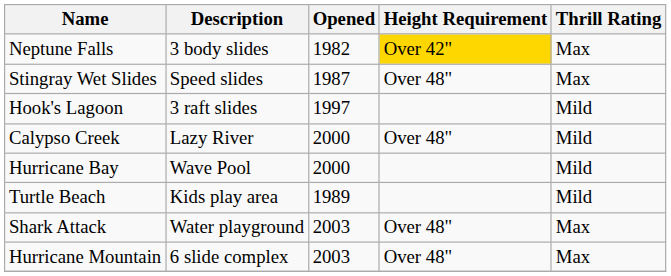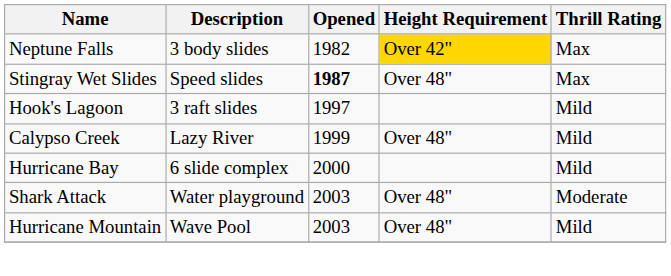(331, 78) normal -> (331, 78) bold
(331, 138) 2000 -> (331, 138) 1999
(210, 167) Wave Pool -> (229, 167) 6 slide complex
- row: (57, 197)
(573, 227) Max -> (592, 197) Moderate
(229, 256) 6 slide complex -> (210, 227) Wave Pool
(573, 256) Max -> (574, 227) Mild
